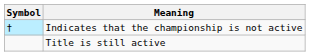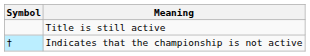rows swapped: (174, 28) <-> (105, 43)
